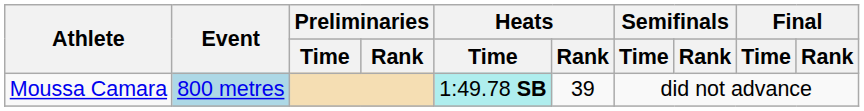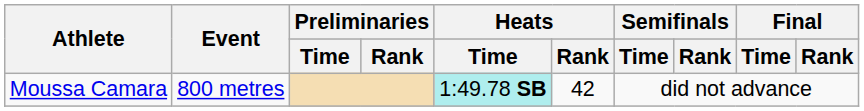(231, 90) lightblue background -> (231, 90) no background
(583, 90) 39 -> (583, 90) 42
